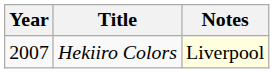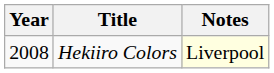(29, 51) 2007 -> (29, 51) 2008
